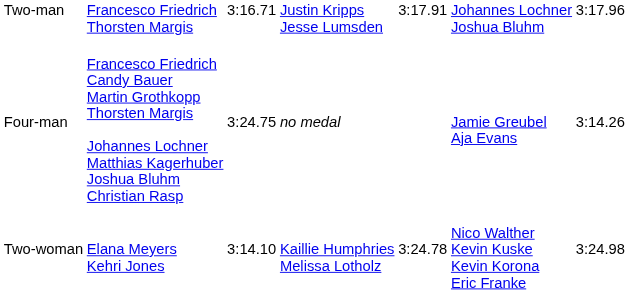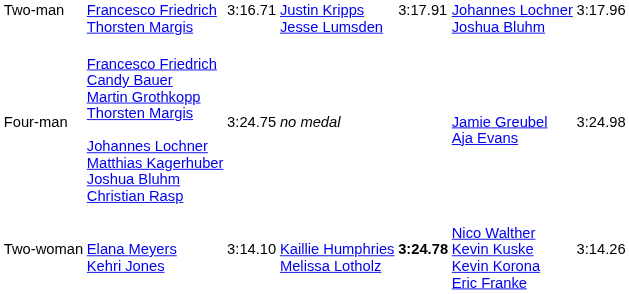(600, 121) 3:14.26 -> (601, 121) 3:24.98
(423, 249) normal -> (423, 249) bold
(600, 249) 3:24.98 -> (601, 249) 3:14.26
